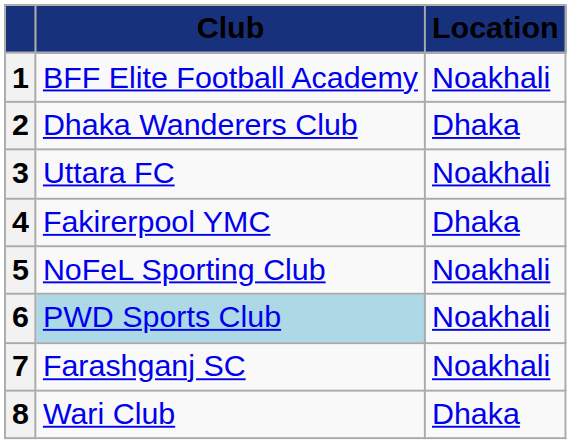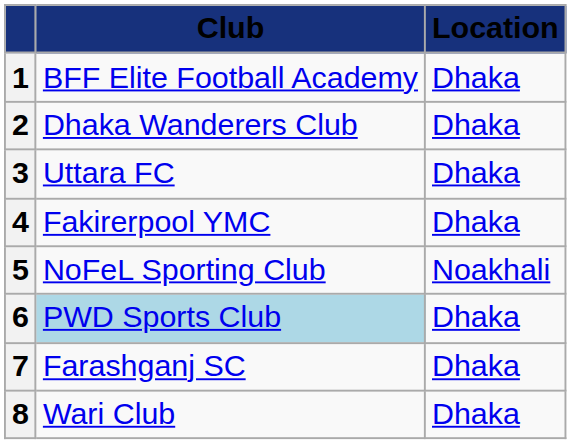(491, 76) Noakhali -> (476, 76) Dhaka
(491, 173) Noakhali -> (476, 173) Dhaka
(491, 317) Noakhali -> (476, 317) Dhaka
(491, 366) Noakhali -> (476, 366) Dhaka
